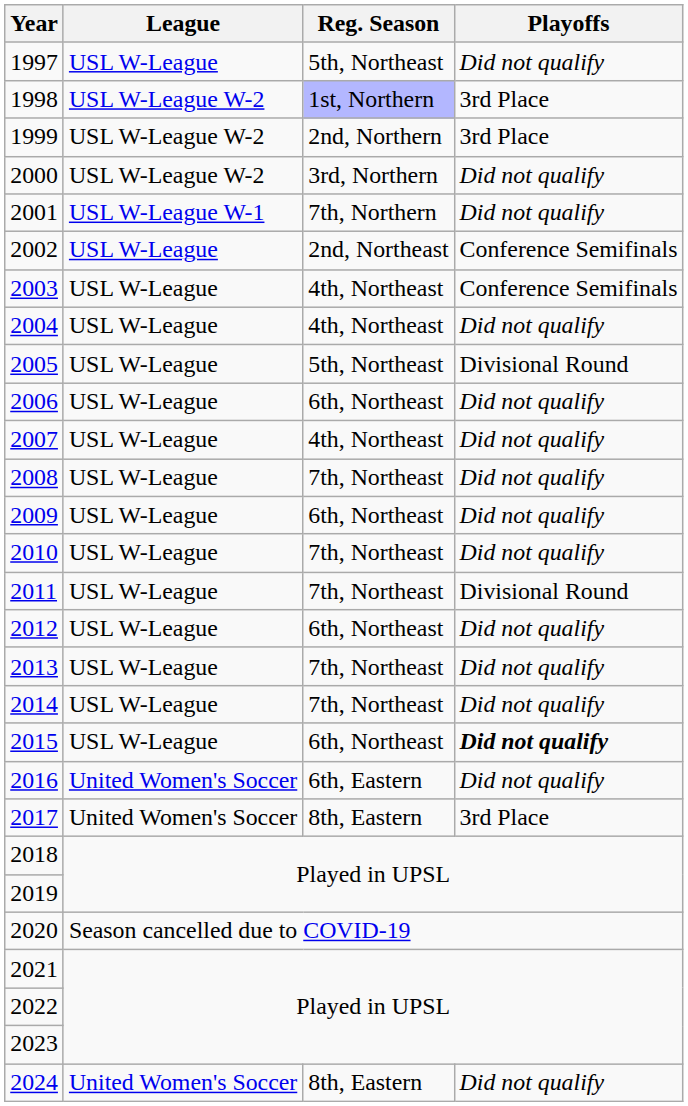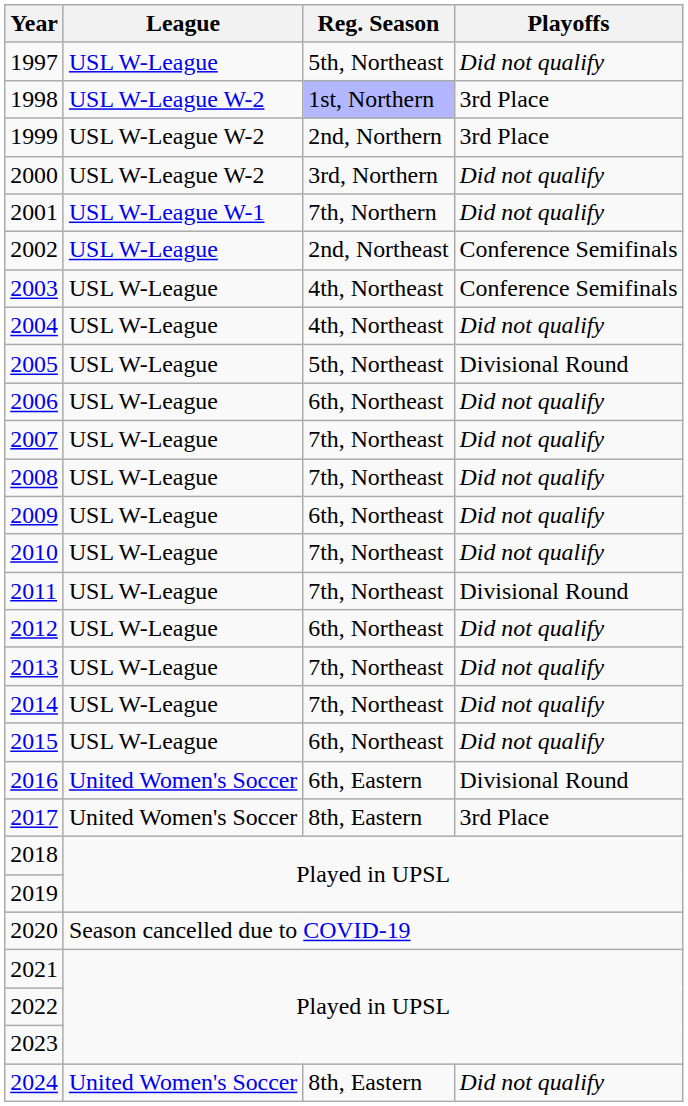(376, 439) 4th, Northeast -> (376, 439) 7th, Northeast
(534, 741) bold -> (532, 741) normal
(532, 779) Did not qualify -> (544, 779) Divisional Round
